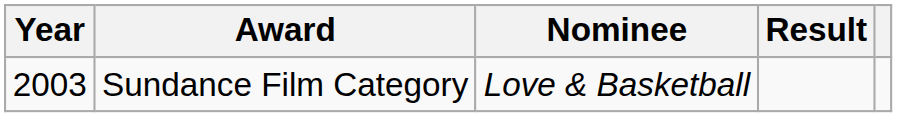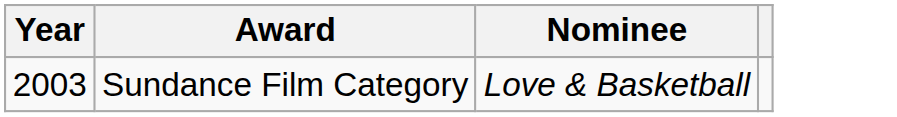- column: (816, 30)
